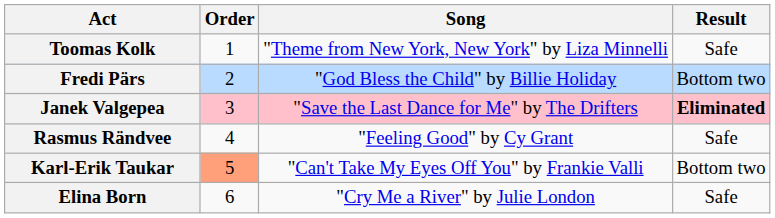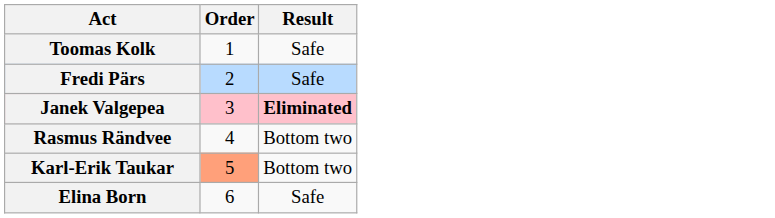- column: (466, 19)
(721, 78) Bottom two -> (308, 78) Safe
(721, 138) Safe -> (308, 138) Bottom two
